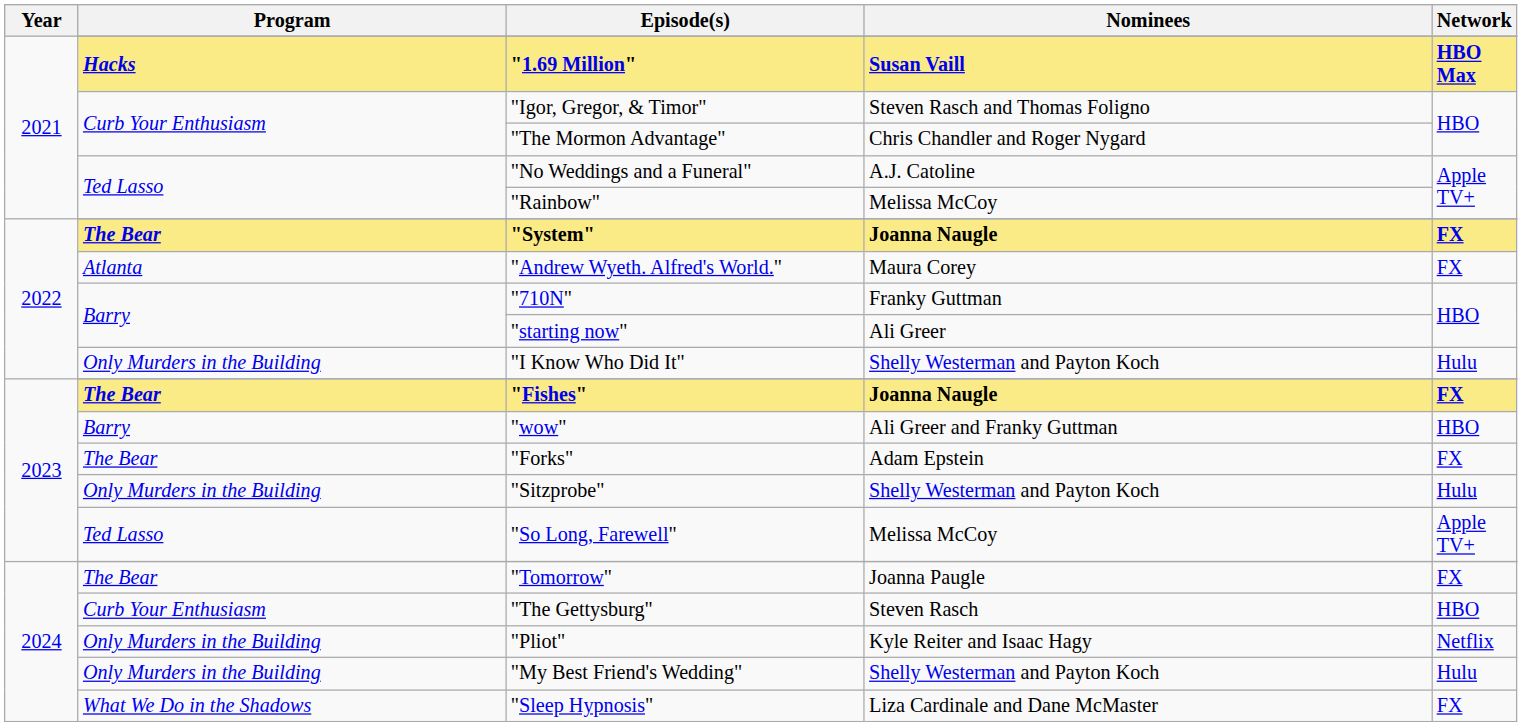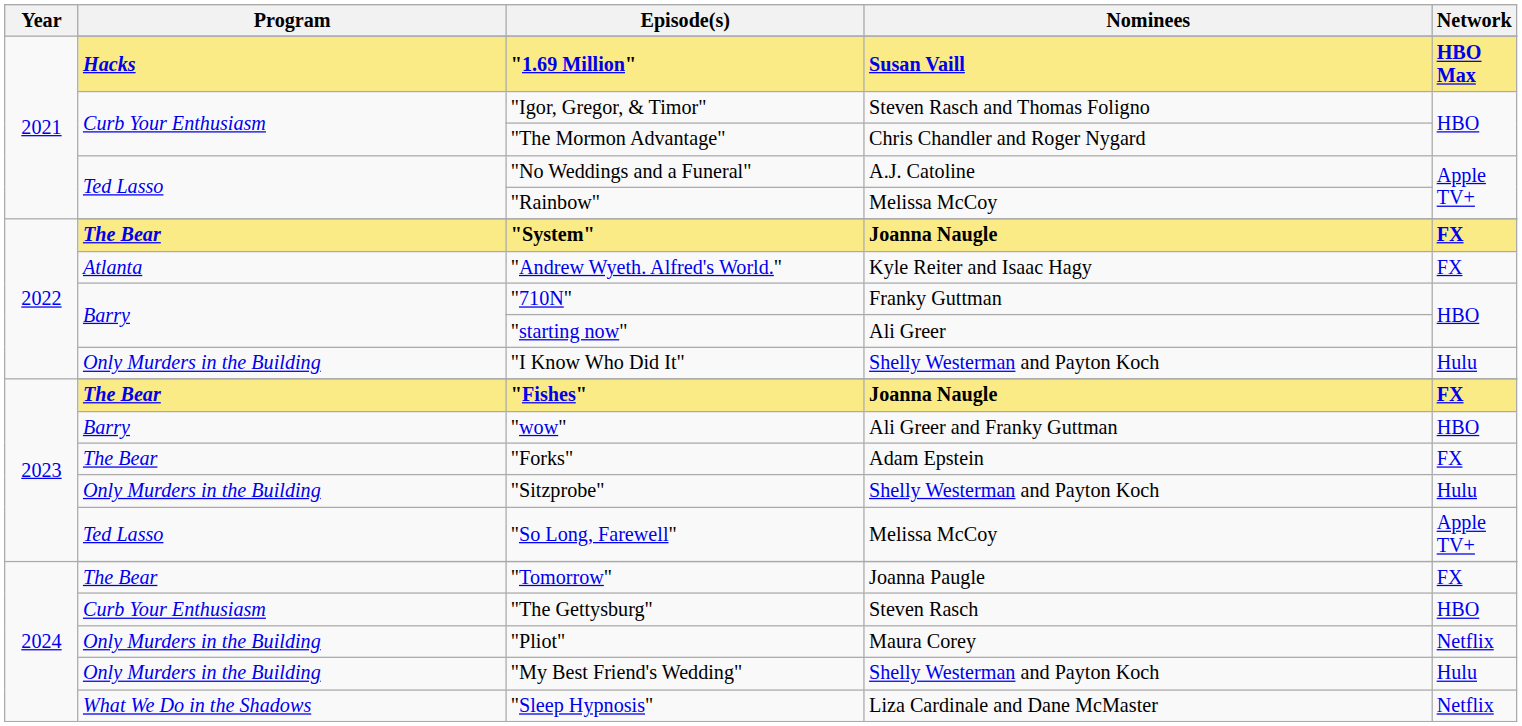(923, 266) Maura Corey -> (980, 266) Kyle Reiter and Isaac Hagy
(980, 641) Kyle Reiter and Isaac Hagy -> (923, 641) Maura Corey
(1450, 705) FX -> (1465, 705) Netflix
